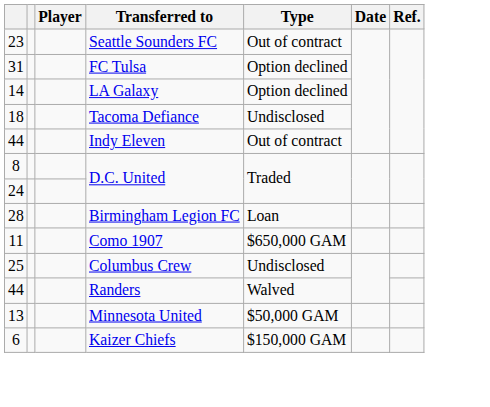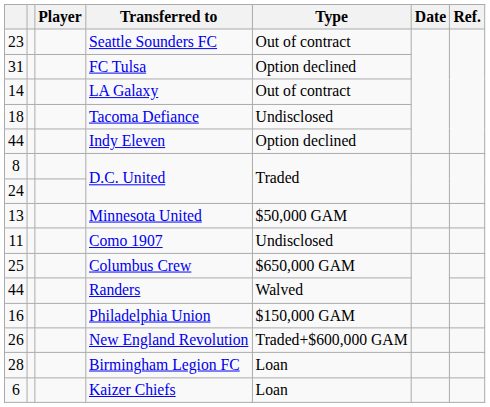(297, 91) Option declined -> (303, 91) Out of contract
(294, 141) Out of contract -> (306, 141) Option declined
rows swapped: (16, 215) <-> (16, 315)
(297, 240) $650,000 GAM -> (294, 240) Undisclosed
(286, 265) Undisclosed -> (305, 265) $650,000 GAM
+ row: (16, 315)
+ row: (16, 340)
(297, 340) $150,000 GAM -> (272, 389) Loan
